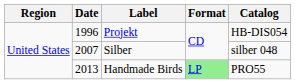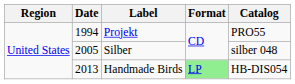(87, 32) 1996 -> (87, 32) 1994
(259, 32) HB-DIS054 -> (248, 32) PRO55
(87, 50) 2007 -> (87, 50) 2005
(248, 69) PRO55 -> (259, 69) HB-DIS054
